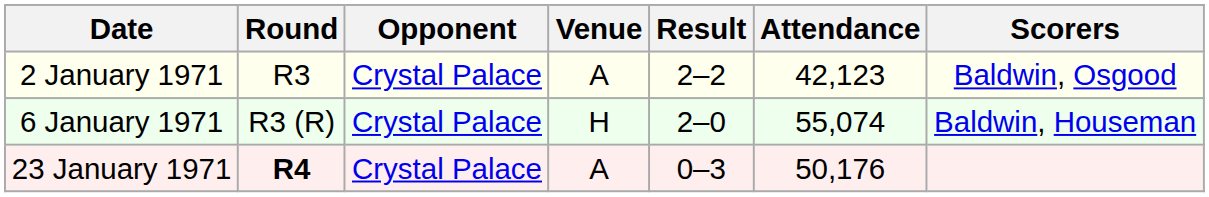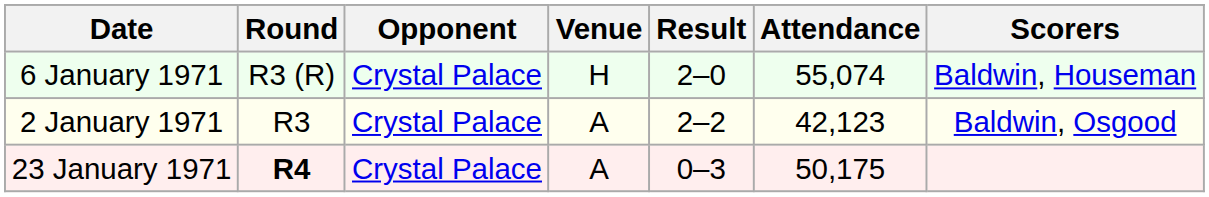rows swapped: (122, 75) <-> (122, 122)
(840, 169) 50,176 -> (840, 169) 50,175
